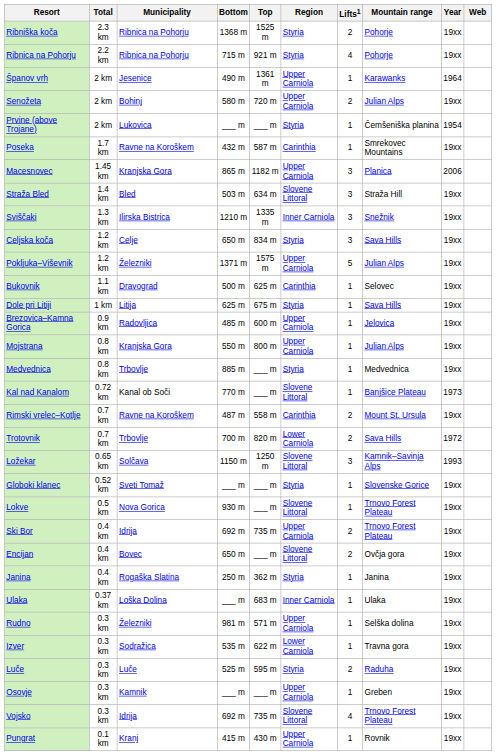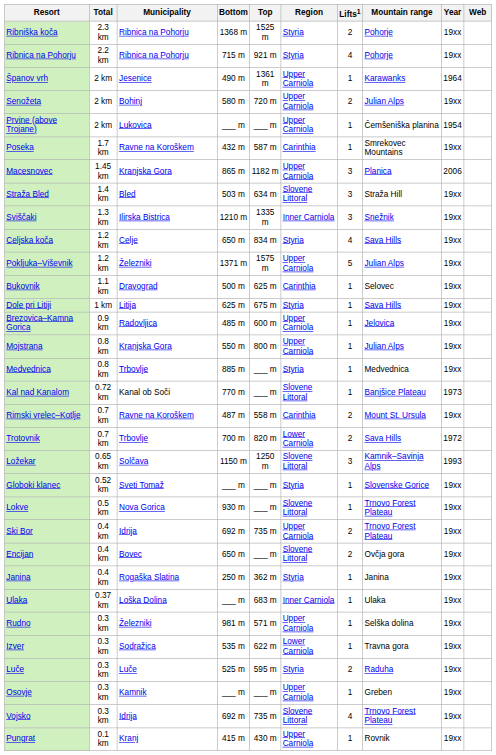(293, 125) Styria -> (298, 125) Upper Carniola
(350, 240) 3 -> (350, 240) 4
